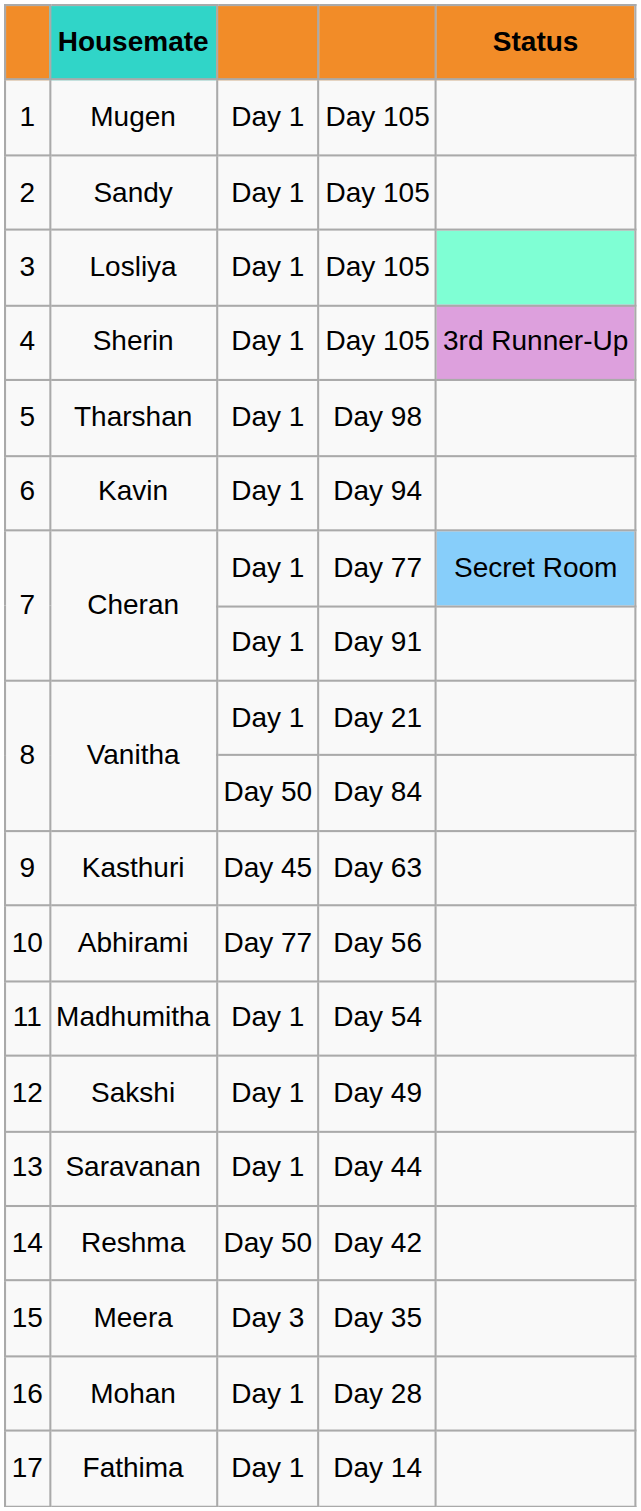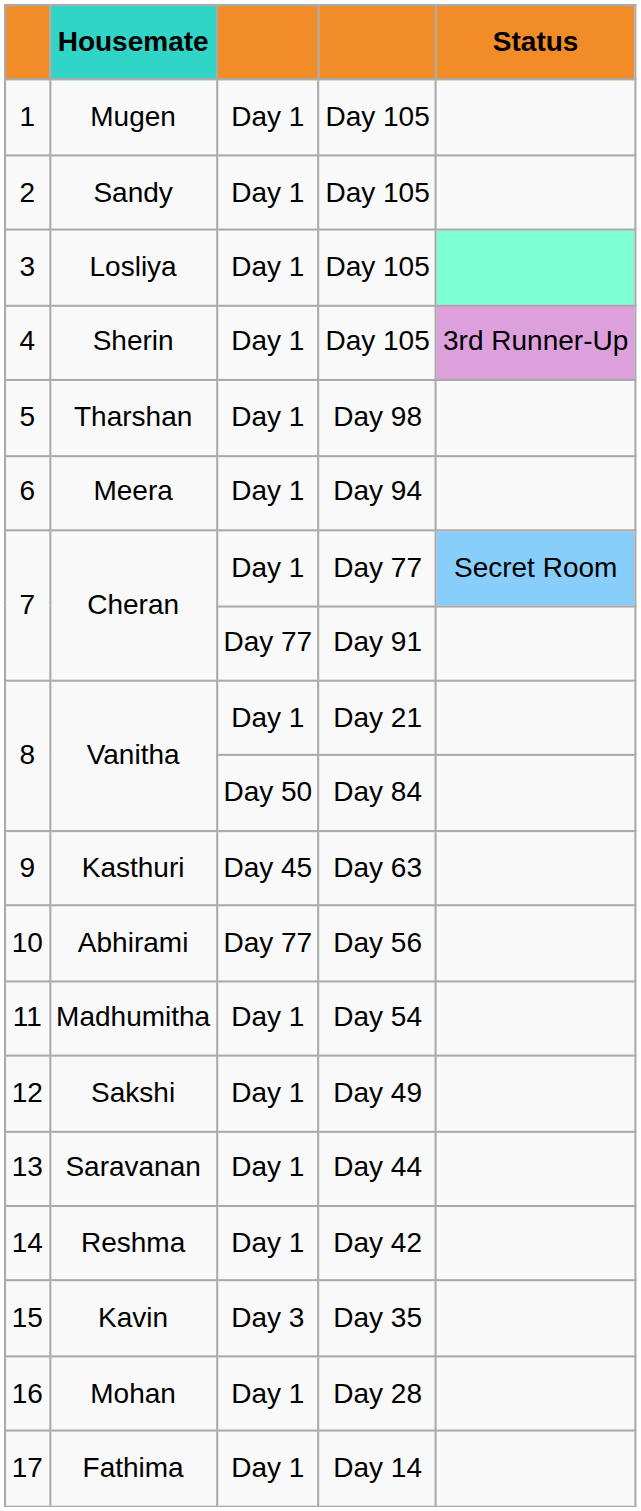(133, 491) Kavin -> (133, 491) Meera
(268, 642) Day 1 -> (268, 642) Day 77
(268, 1242) Day 50 -> (268, 1242) Day 1
(133, 1317) Meera -> (133, 1317) Kavin
